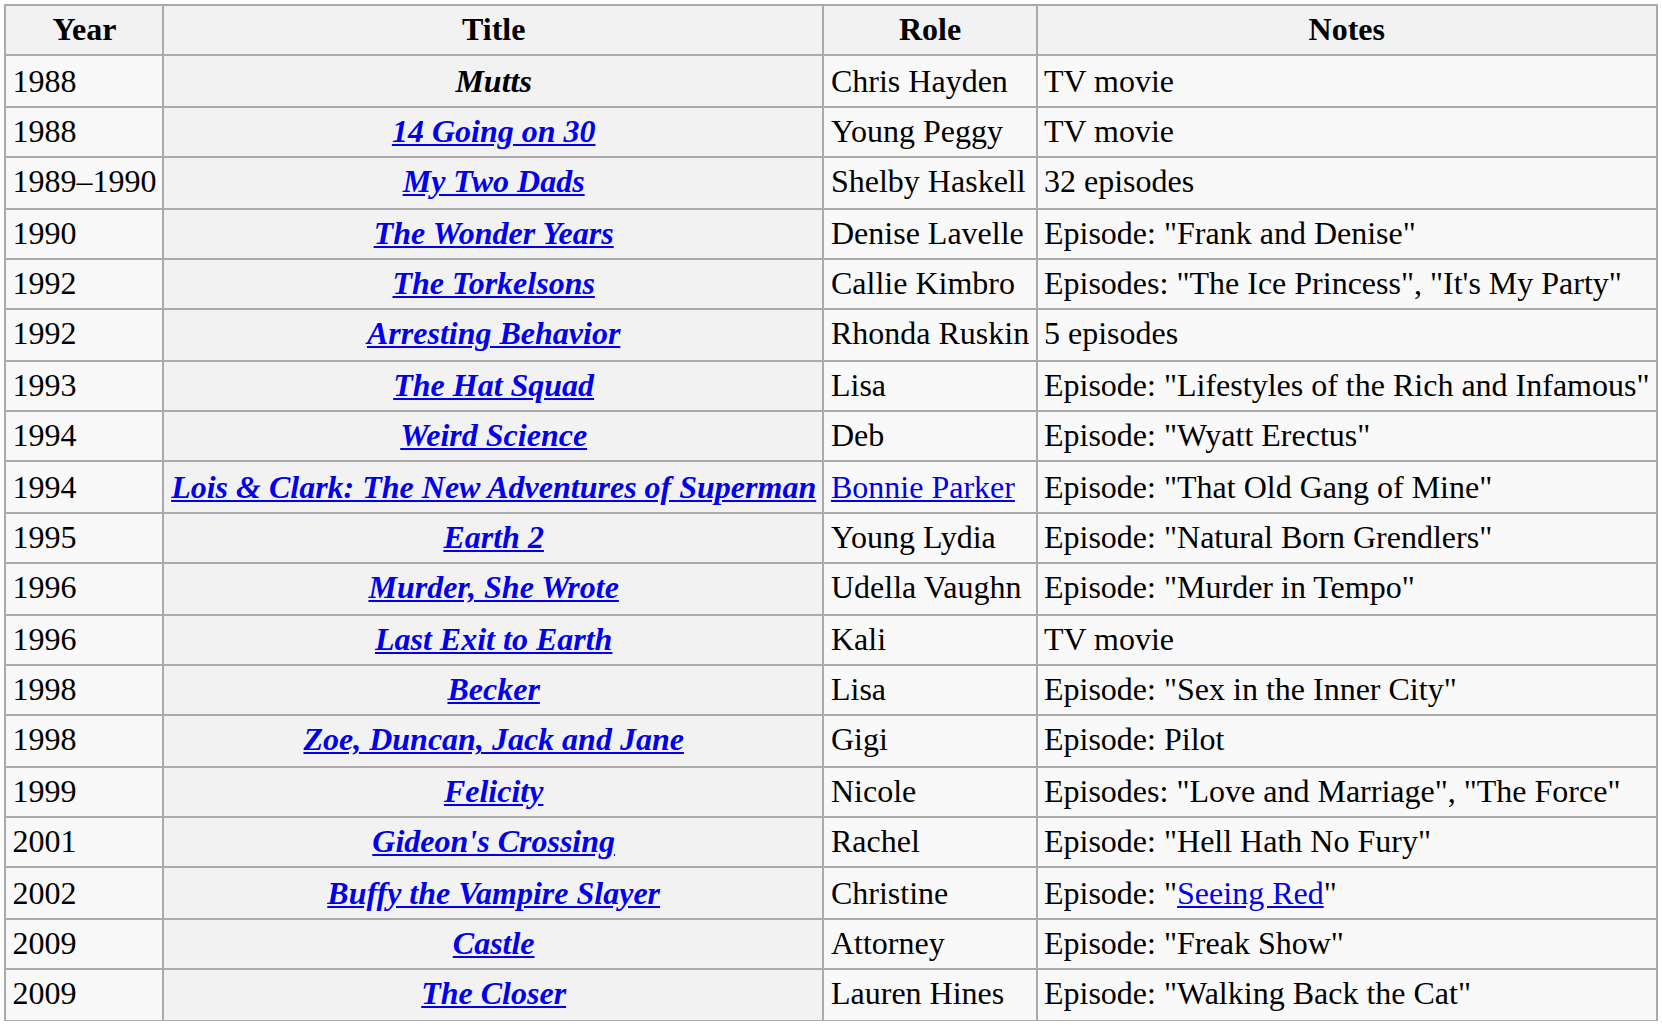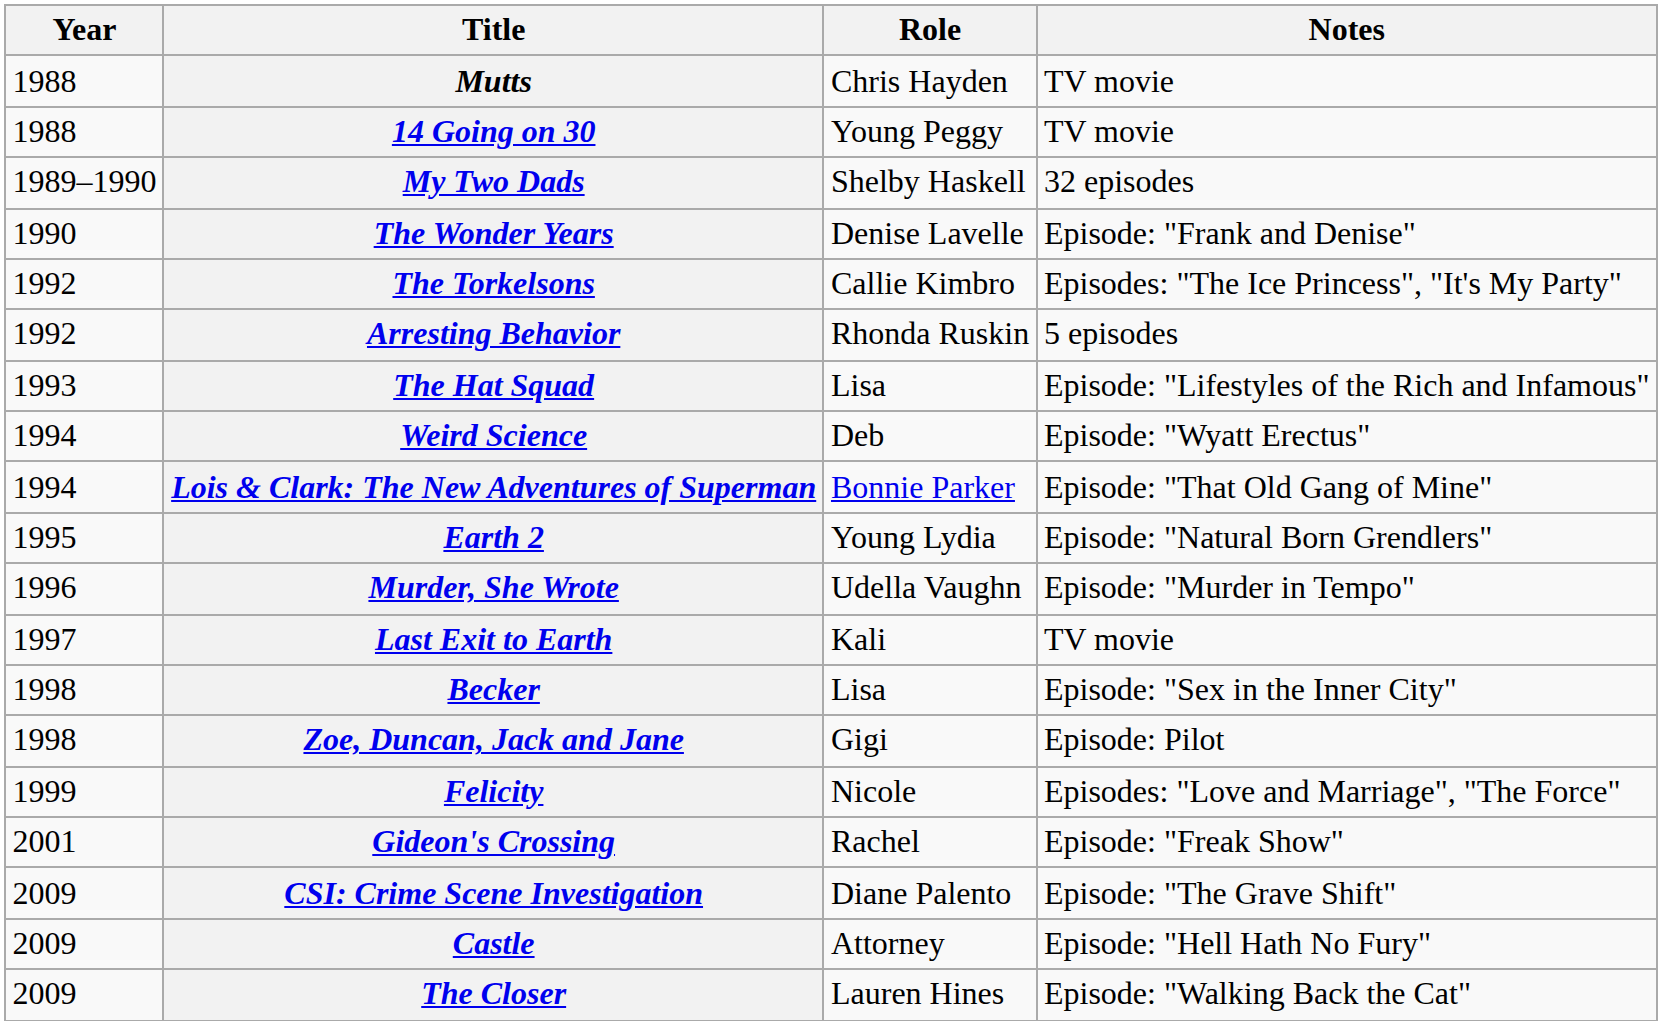(44, 638) 1996 -> (44, 638) 1997
(1237, 841) Episode: "Hell Hath No Fury" -> (1194, 841) Episode: "Freak Show"
- row: (494, 892)
+ row: (494, 892)
(1194, 943) Episode: "Freak Show" -> (1237, 943) Episode: "Hell Hath No Fury"
